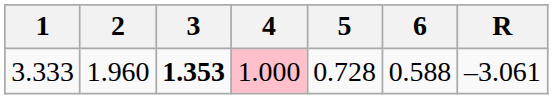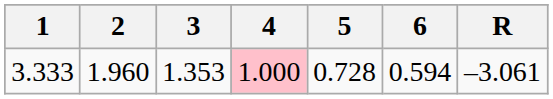(194, 70) bold -> (194, 70) normal
(420, 70) 0.588 -> (420, 70) 0.594
